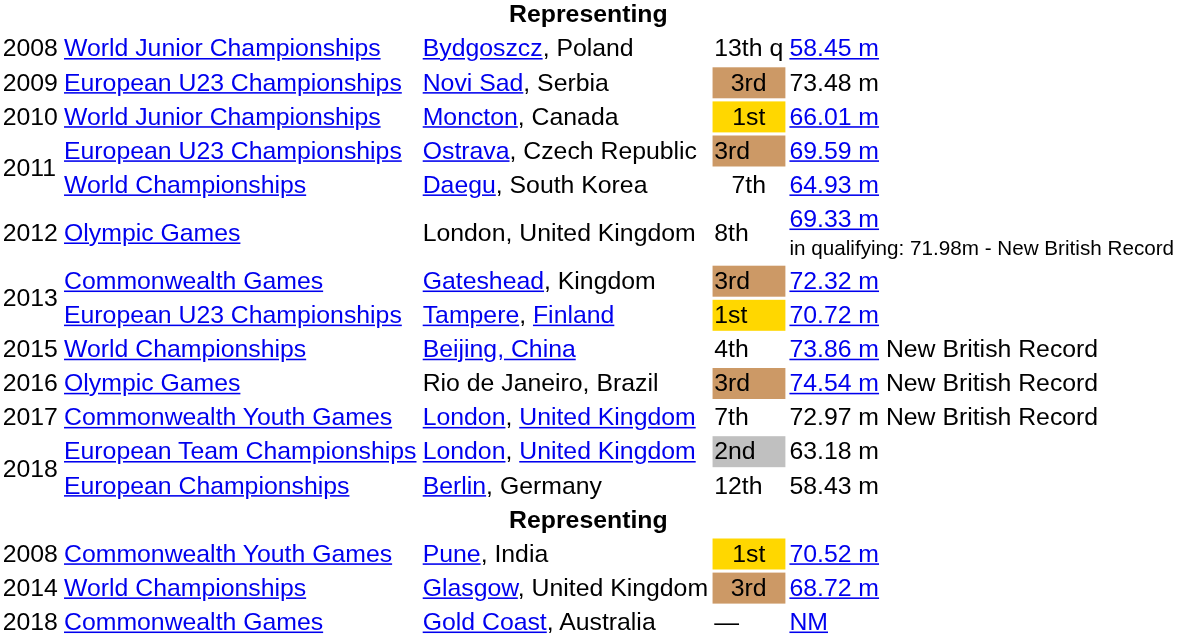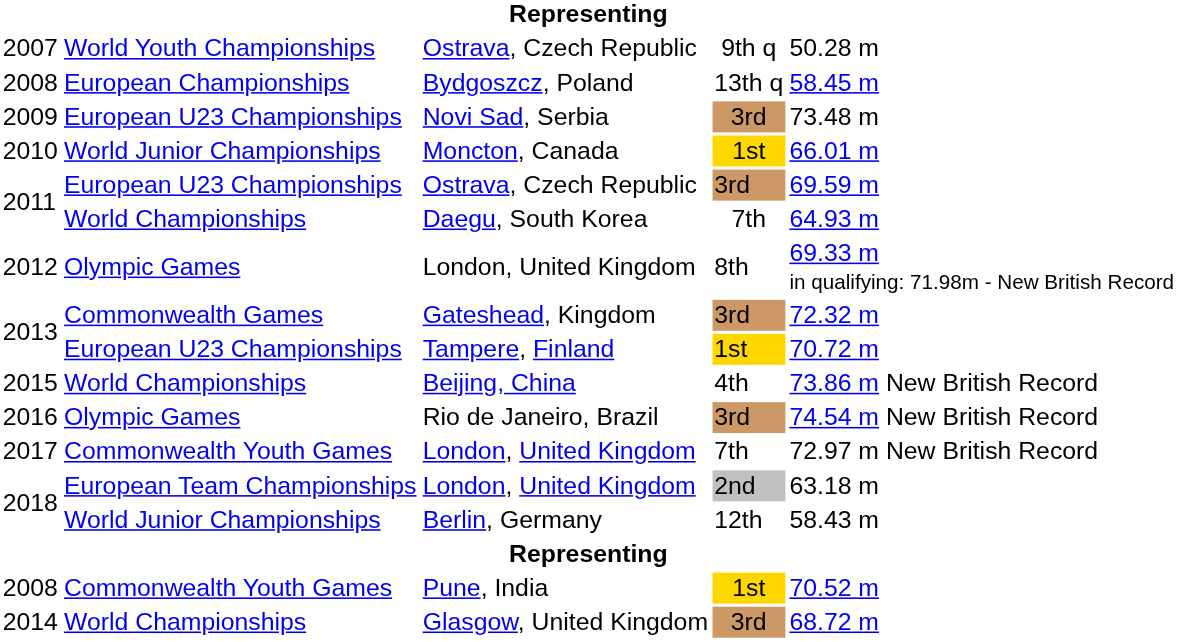+ row: (30, 48)
(222, 48) World Junior Championships -> (207, 82) European Championships
(207, 485) European Championships -> (222, 519) World Junior Championships
- row: (30, 621)
